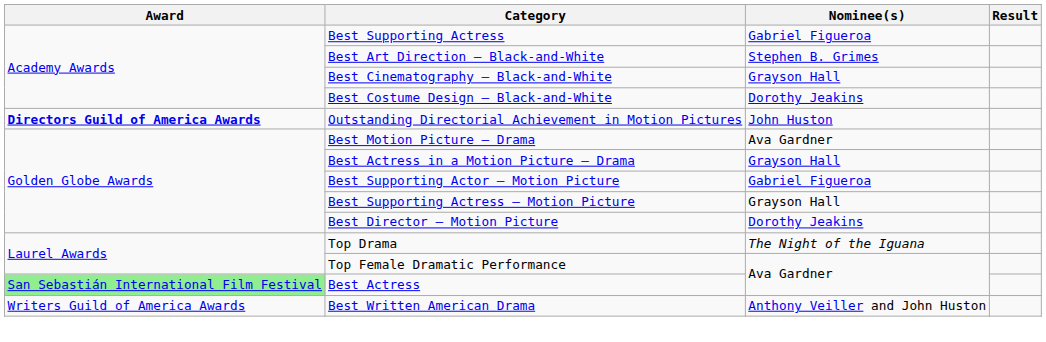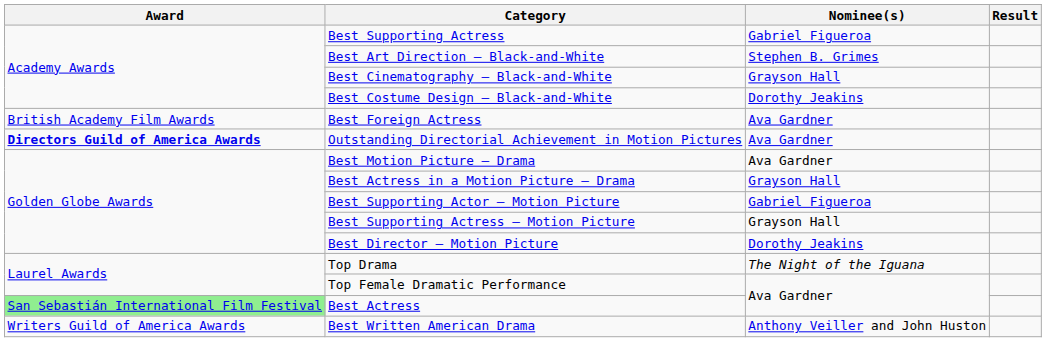+ row: (405, 119)
(791, 119) John Huston -> (791, 139) Ava Gardner
